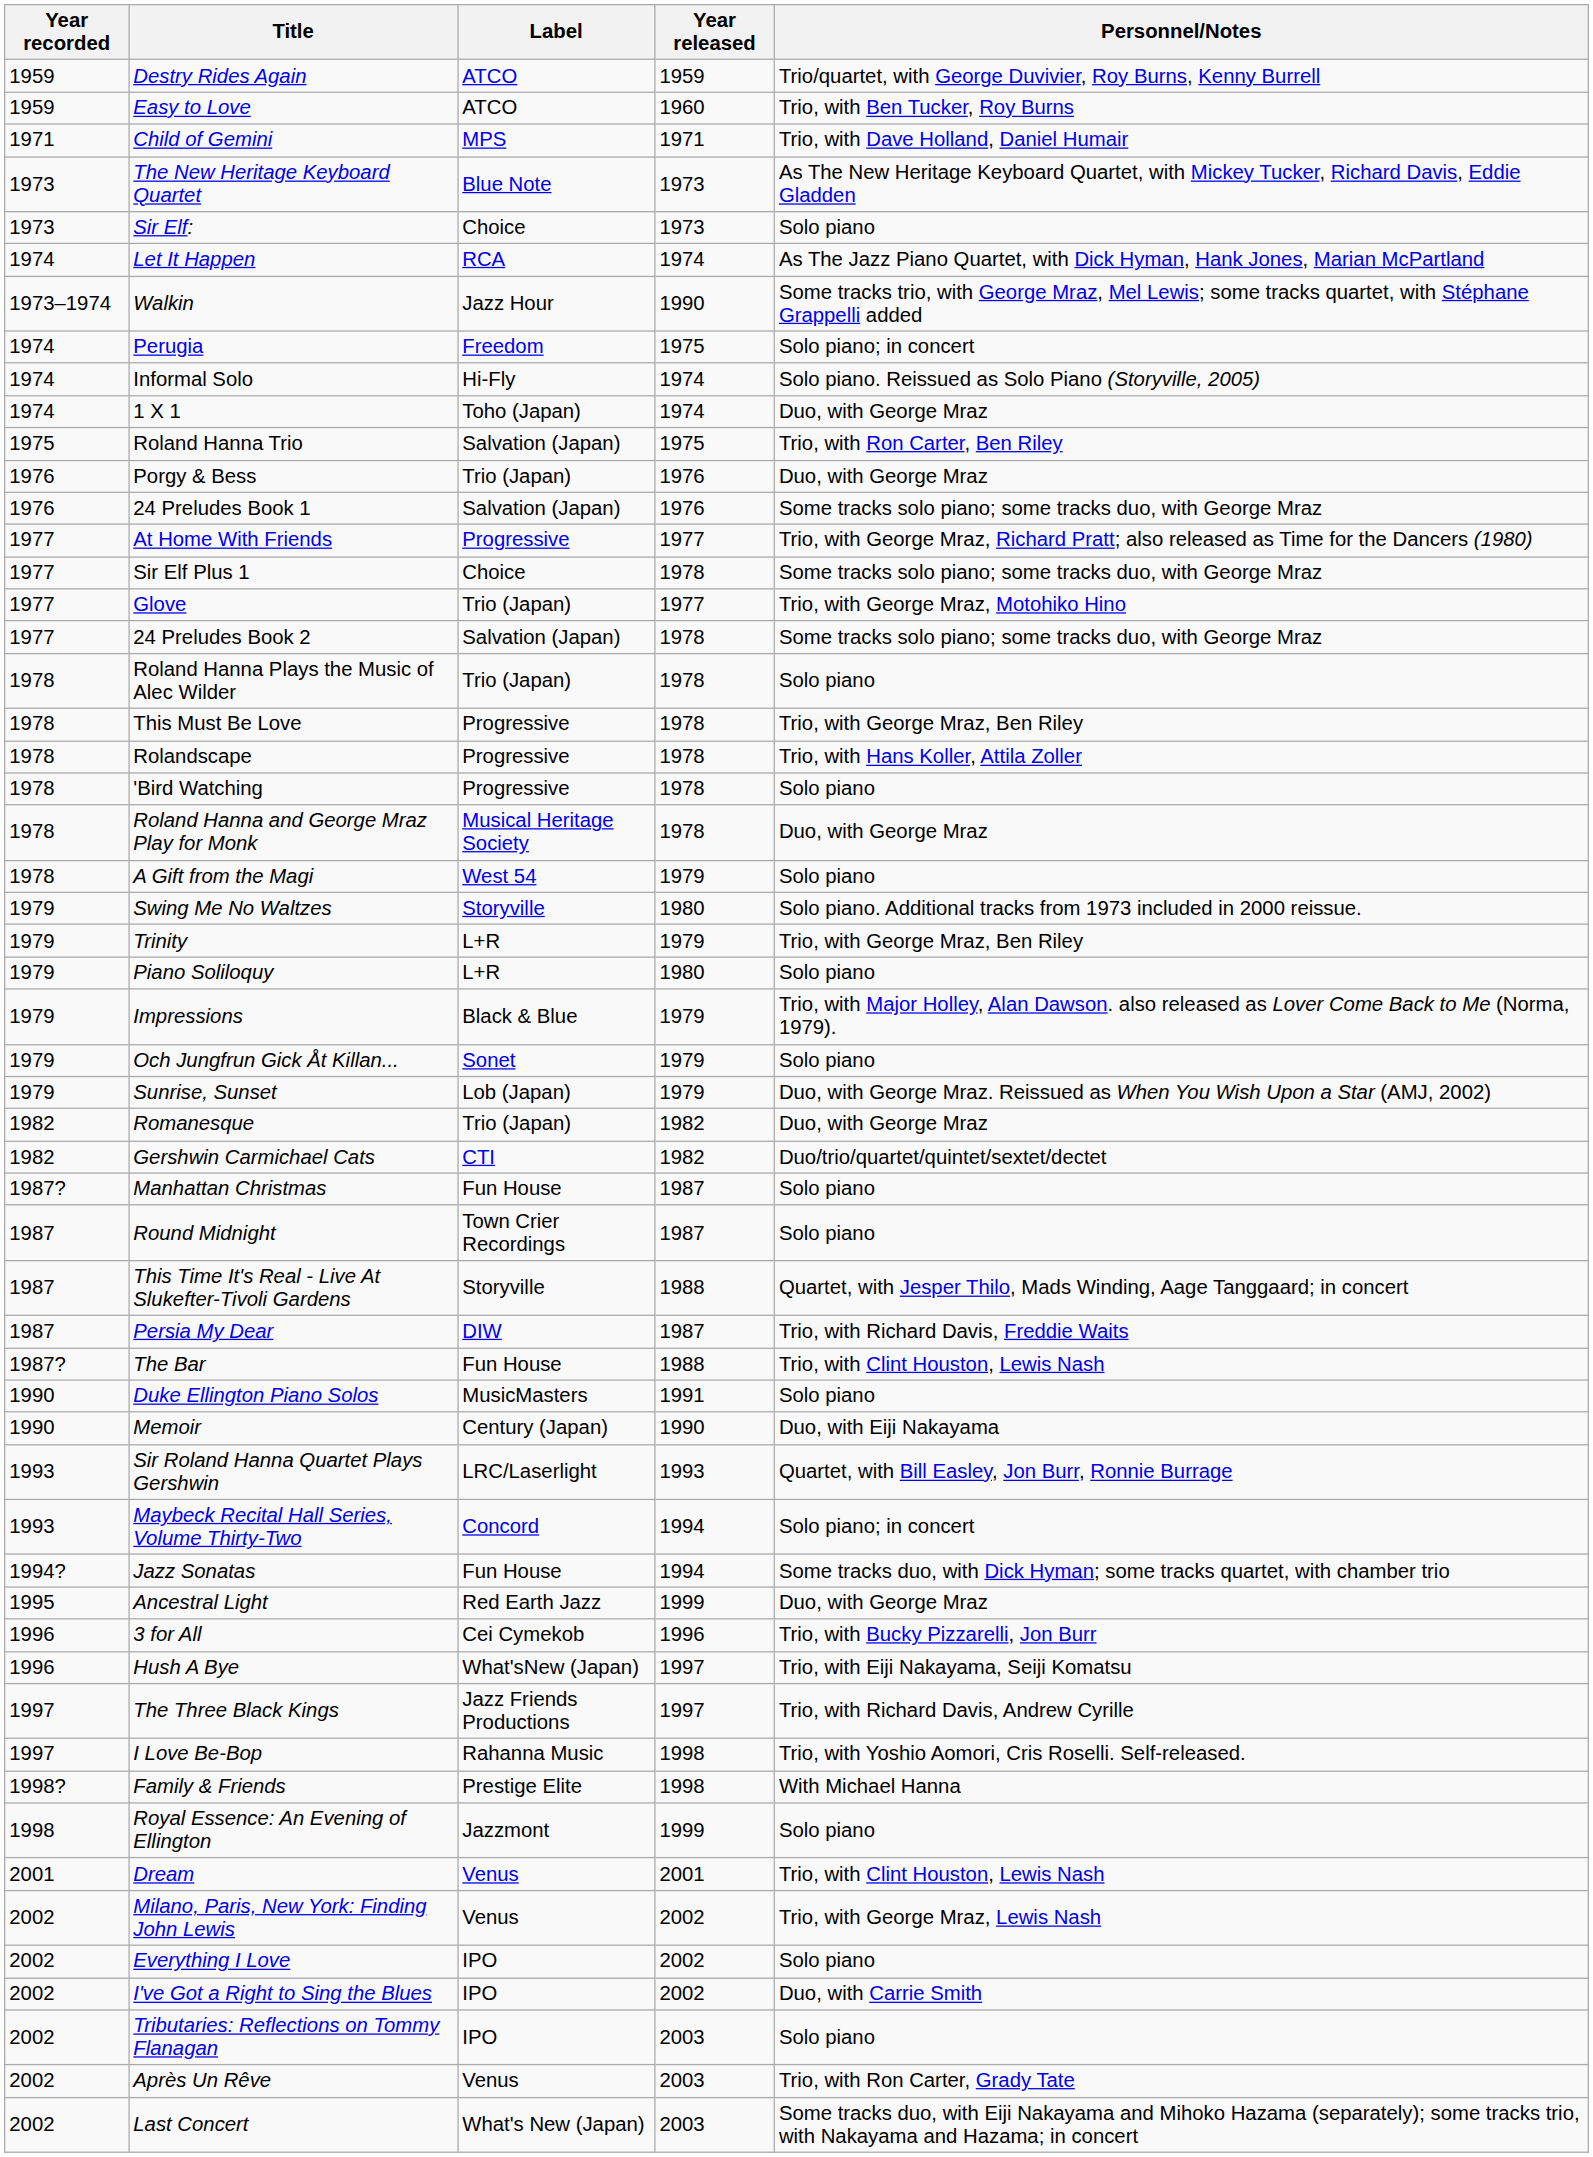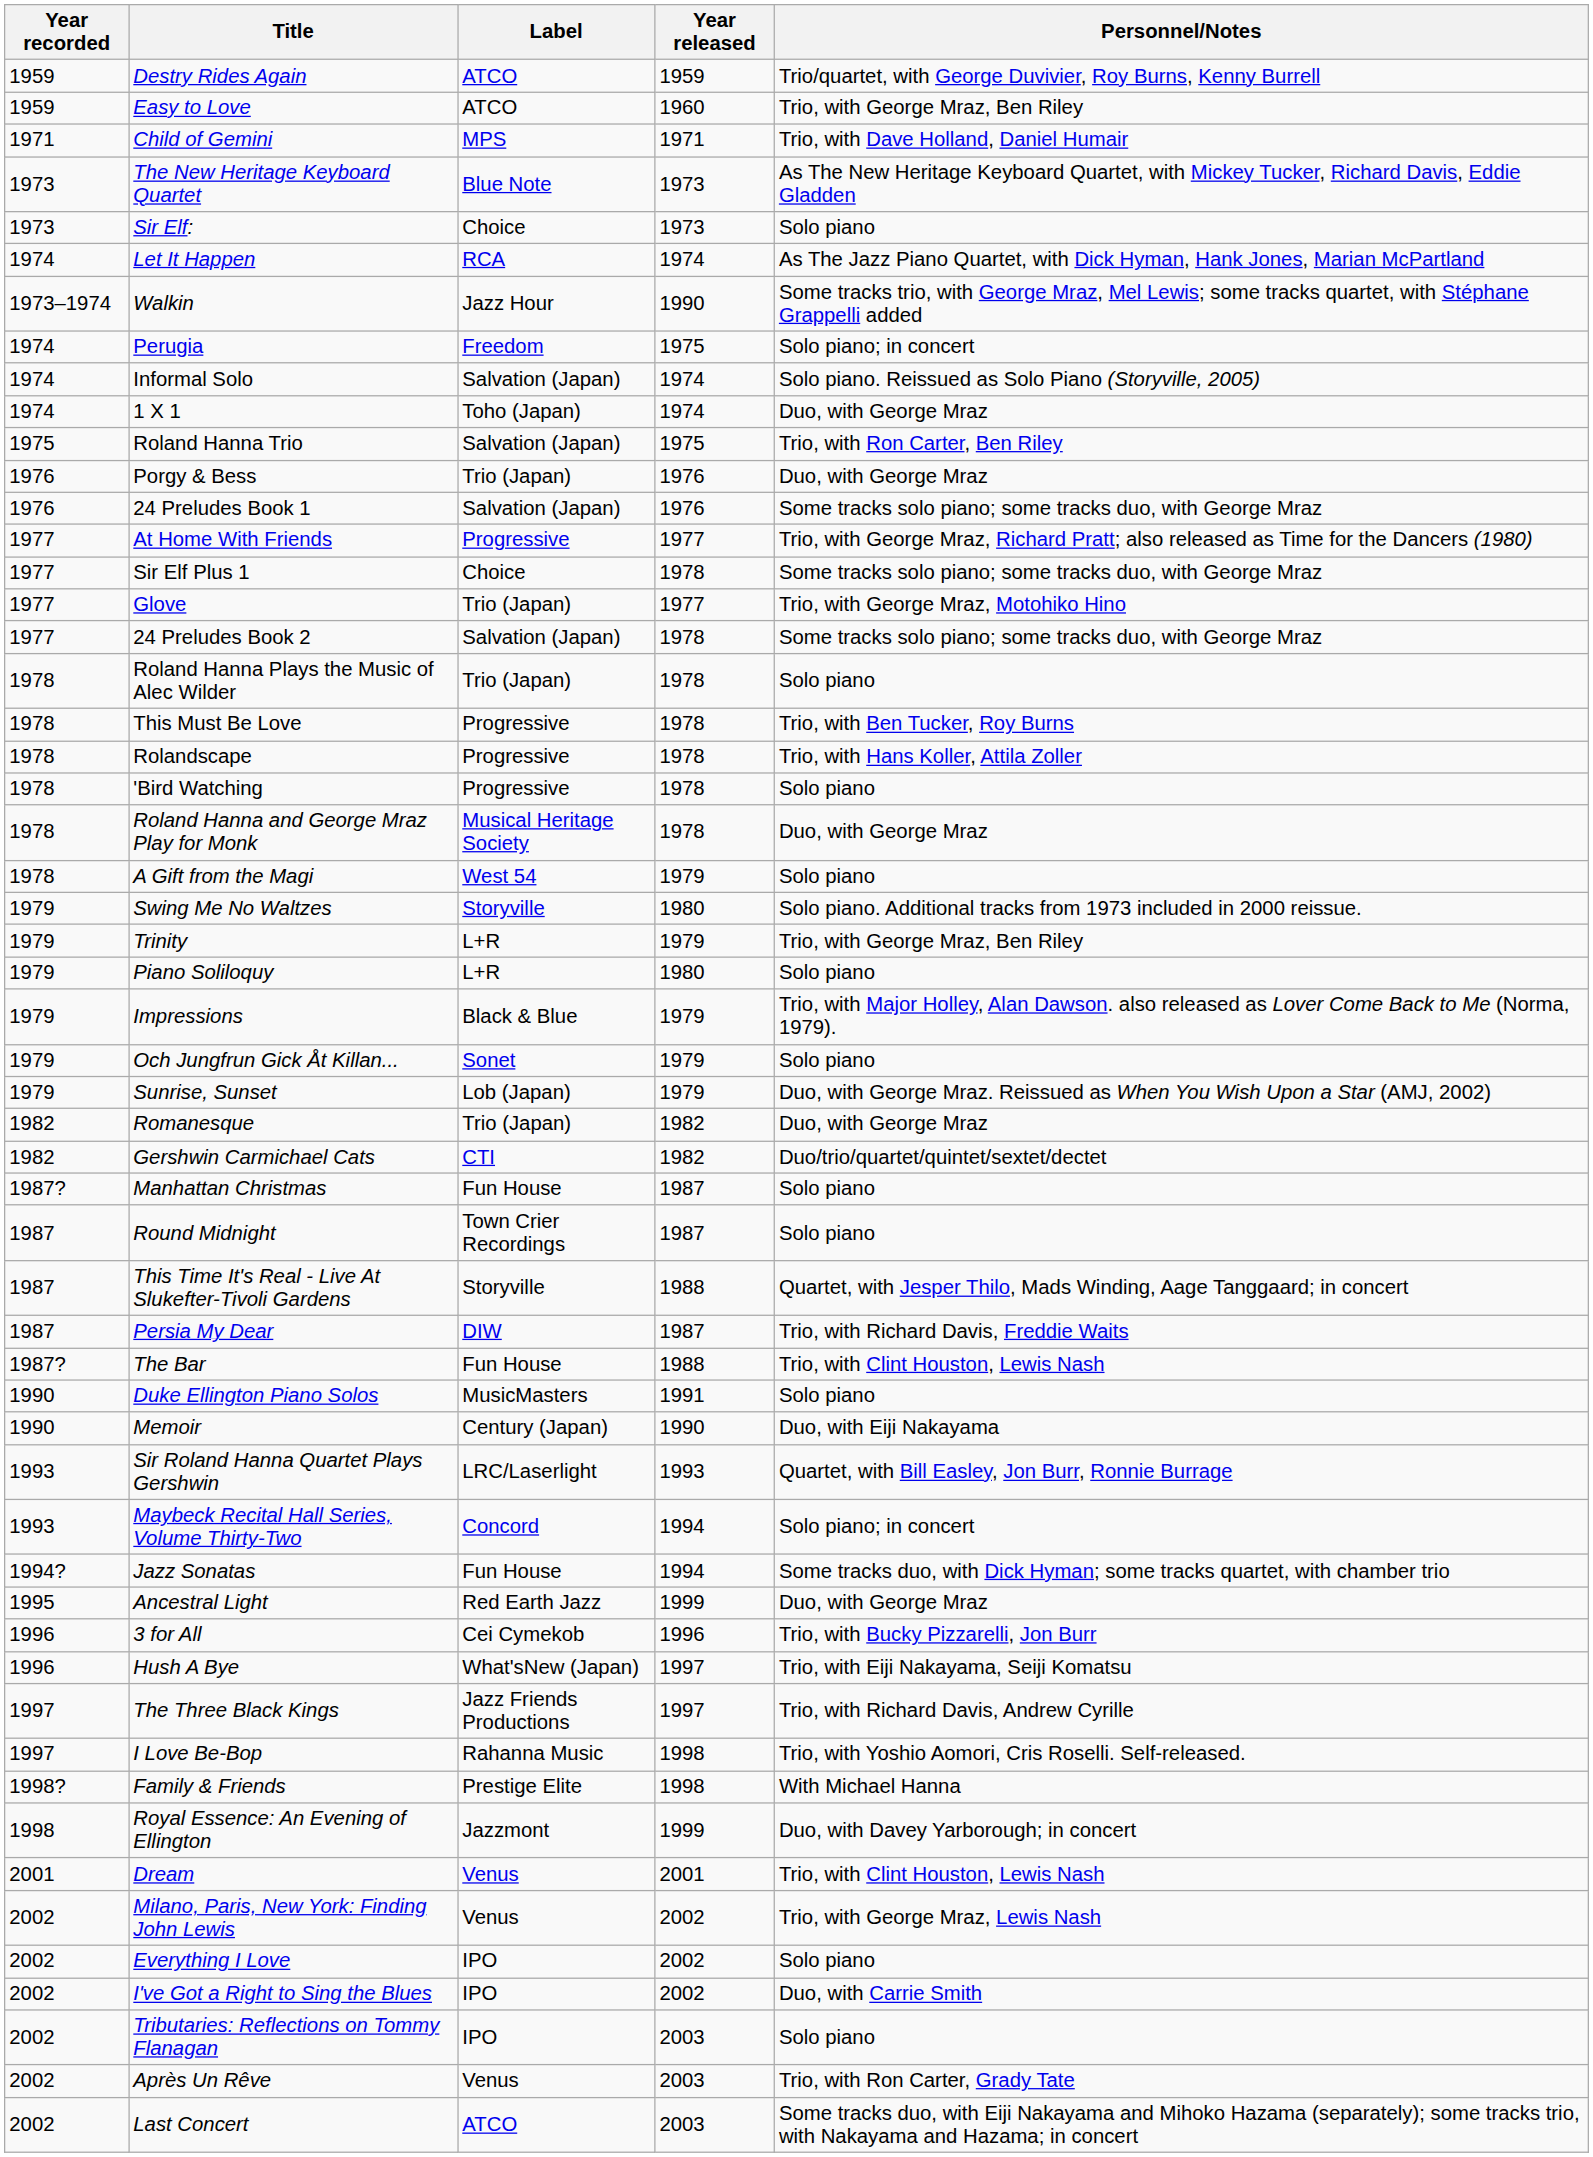(926, 107) Trio, with Ben Tucker, Roy Burns -> (931, 107) Trio, with George Mraz, Ben Riley
(489, 379) Hi-Fly -> (541, 379) Salvation (Japan)
(931, 724) Trio, with George Mraz, Ben Riley -> (926, 724) Trio, with Ben Tucker, Roy Burns
(827, 1830) Solo piano -> (958, 1830) Duo, with Davey Yarborough; in concert
(553, 2124) What's New (Japan) -> (490, 2124) ATCO
